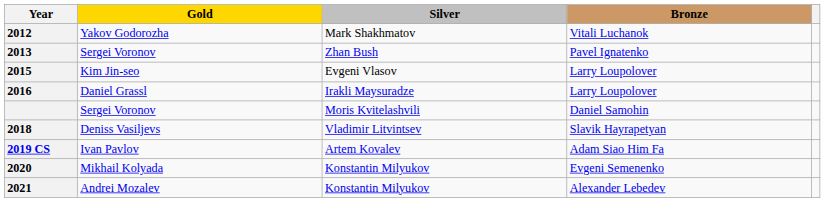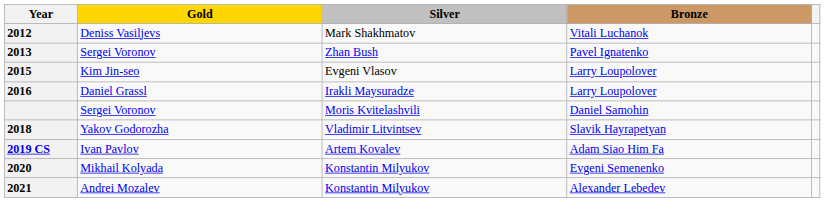(124, 33) Yakov Godorozha -> (120, 33) Deniss Vasiljevs
(120, 129) Deniss Vasiljevs -> (124, 129) Yakov Godorozha
